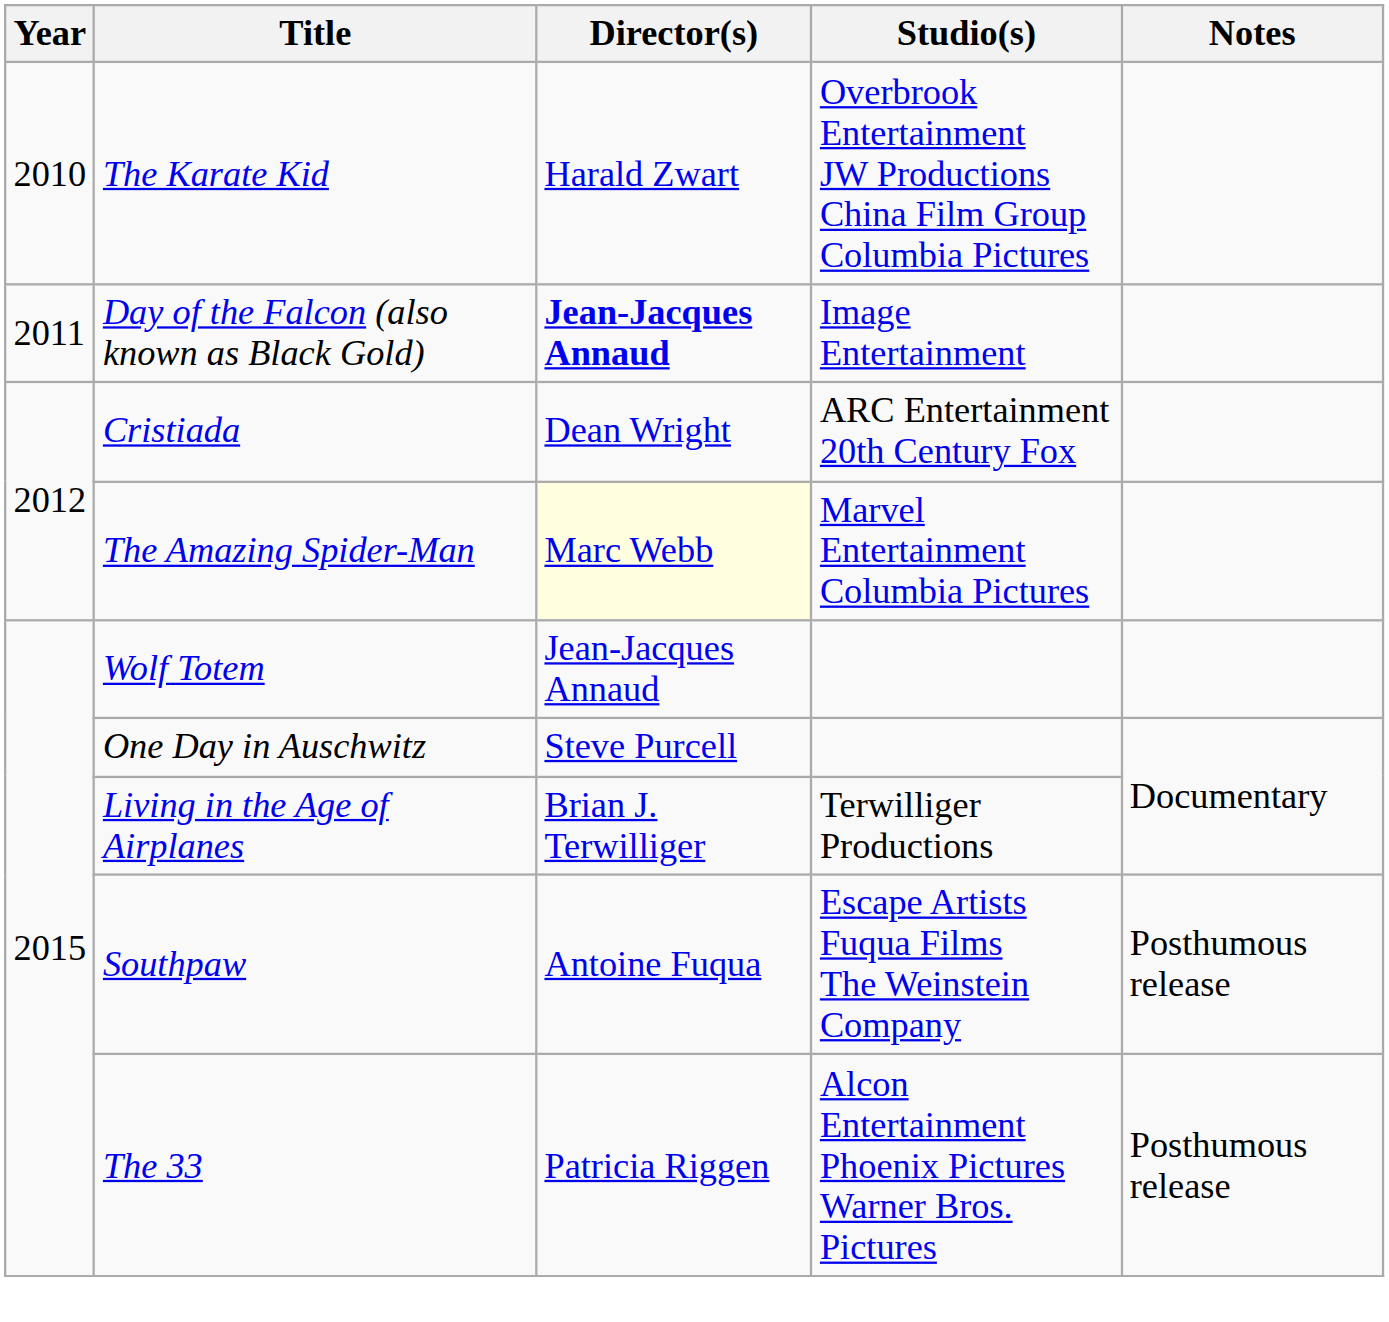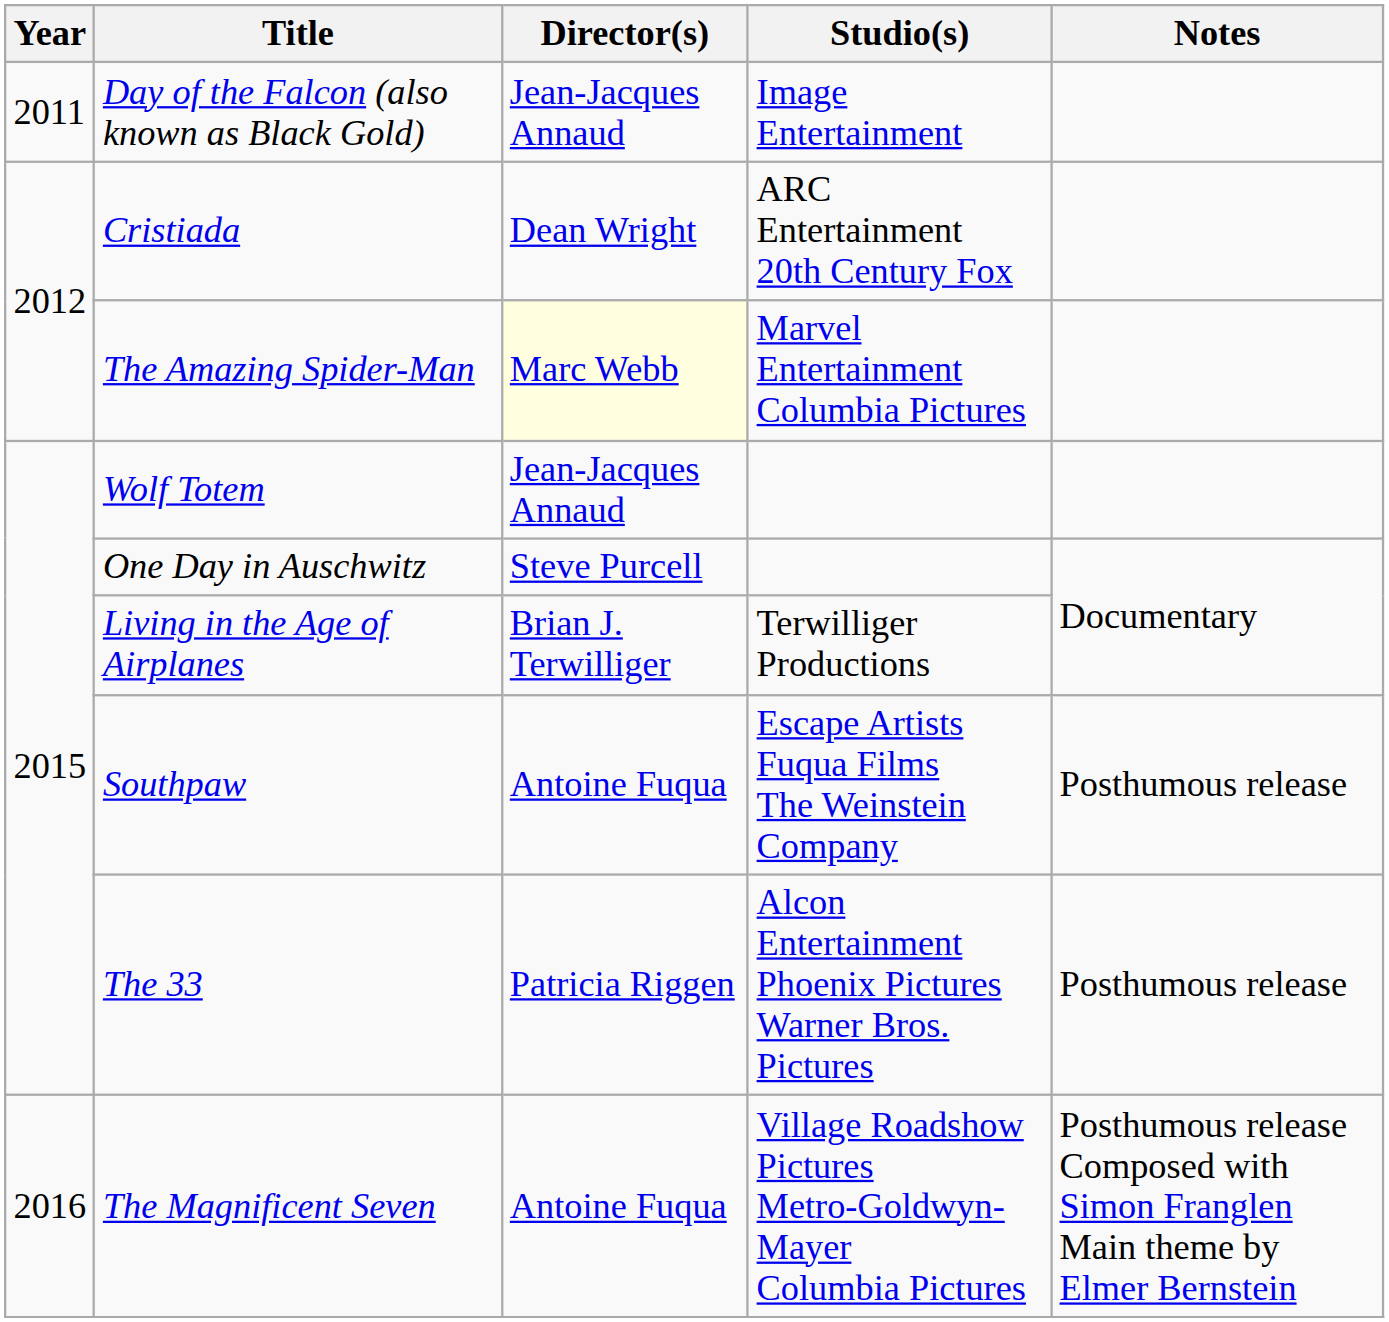- row: (216, 172)
(648, 332) bold -> (605, 111) normal
+ row: (269, 1205)
